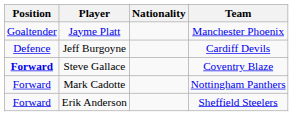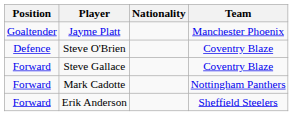- row: (94, 48)
+ row: (94, 48)
(32, 66) bold -> (32, 66) normal
